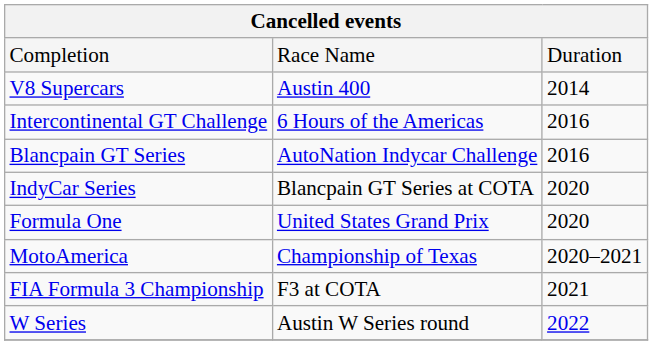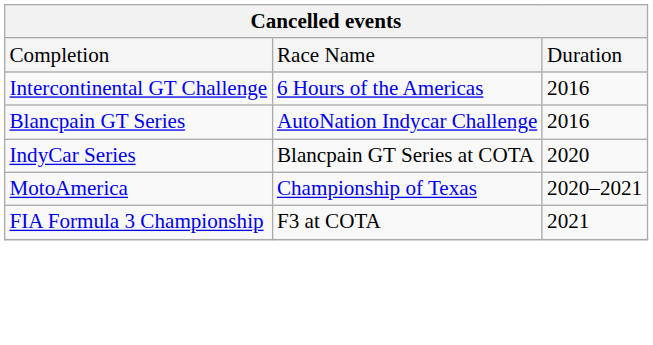- row: (67, 88)
- row: (66, 222)
- row: (48, 322)
